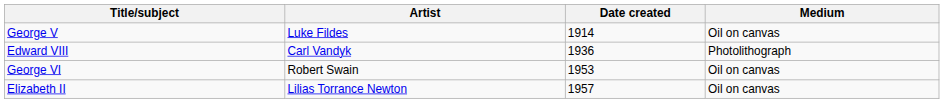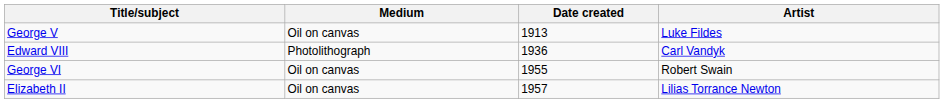columns swapped: (425, 13) <-> (822, 13)
(581, 32) 1914 -> (534, 32) 1913
(581, 70) 1953 -> (534, 70) 1955
